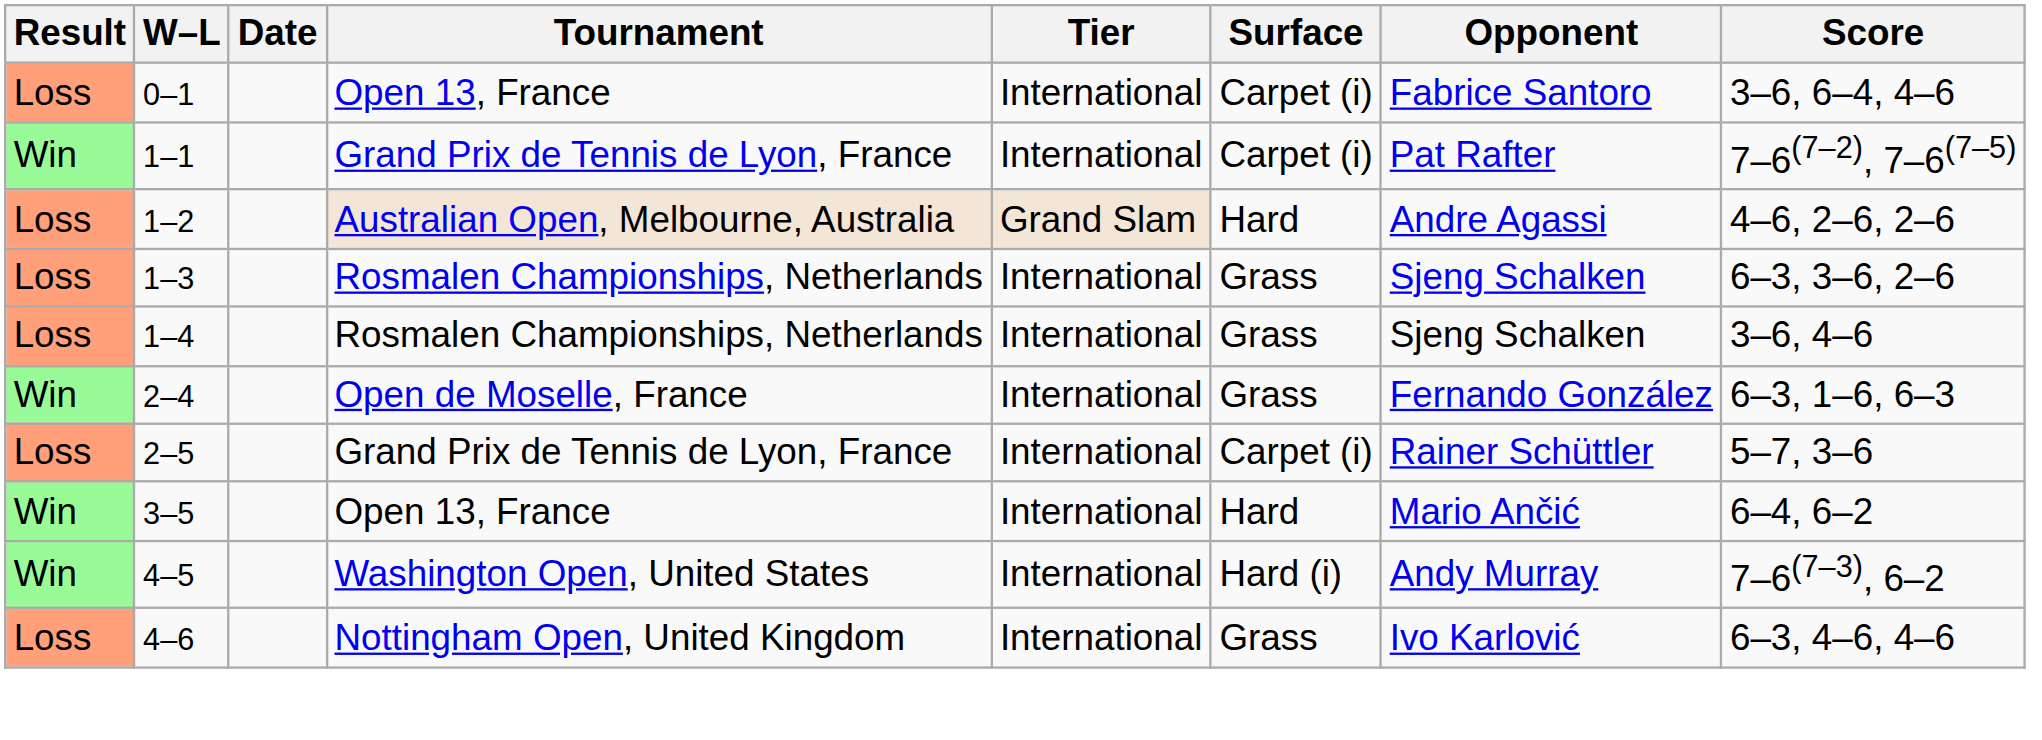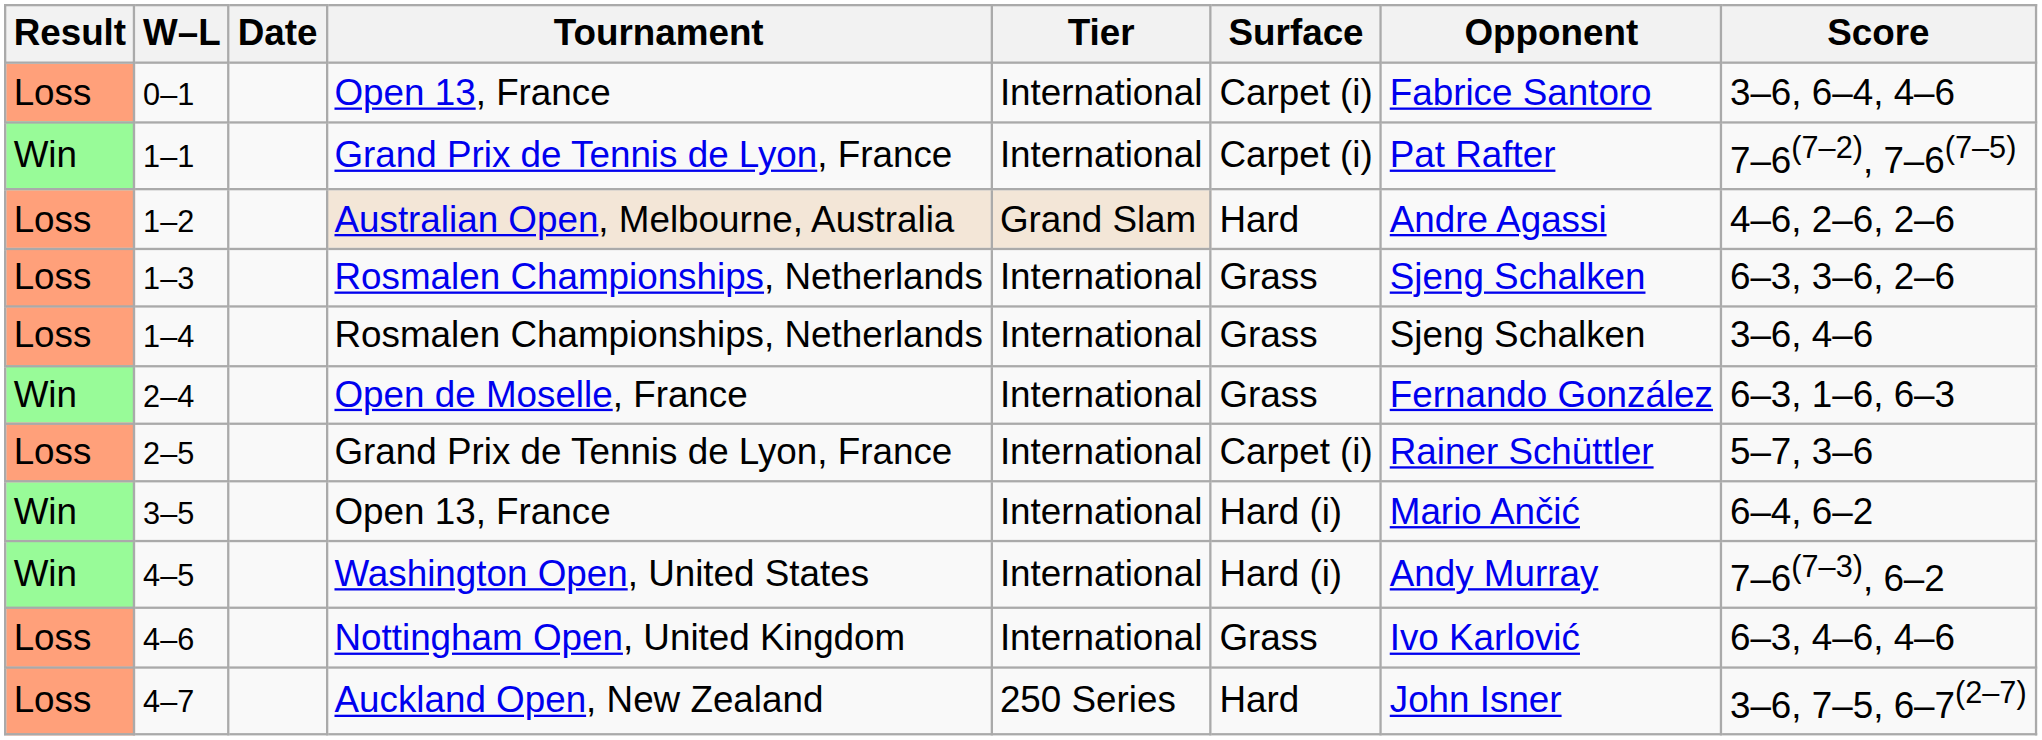(1259, 510) Hard -> (1281, 510) Hard (i)
+ row: (169, 702)
